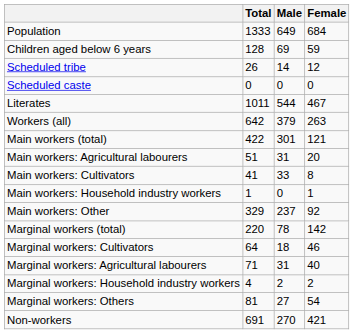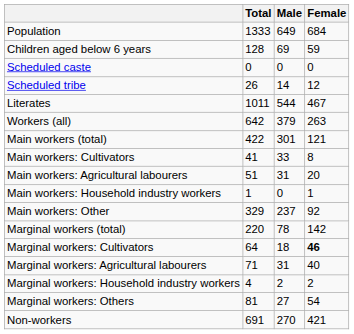rows swapped: (49, 85) <-> (46, 67)
rows swapped: (71, 175) <-> (97, 157)
(314, 247) normal -> (314, 247) bold
